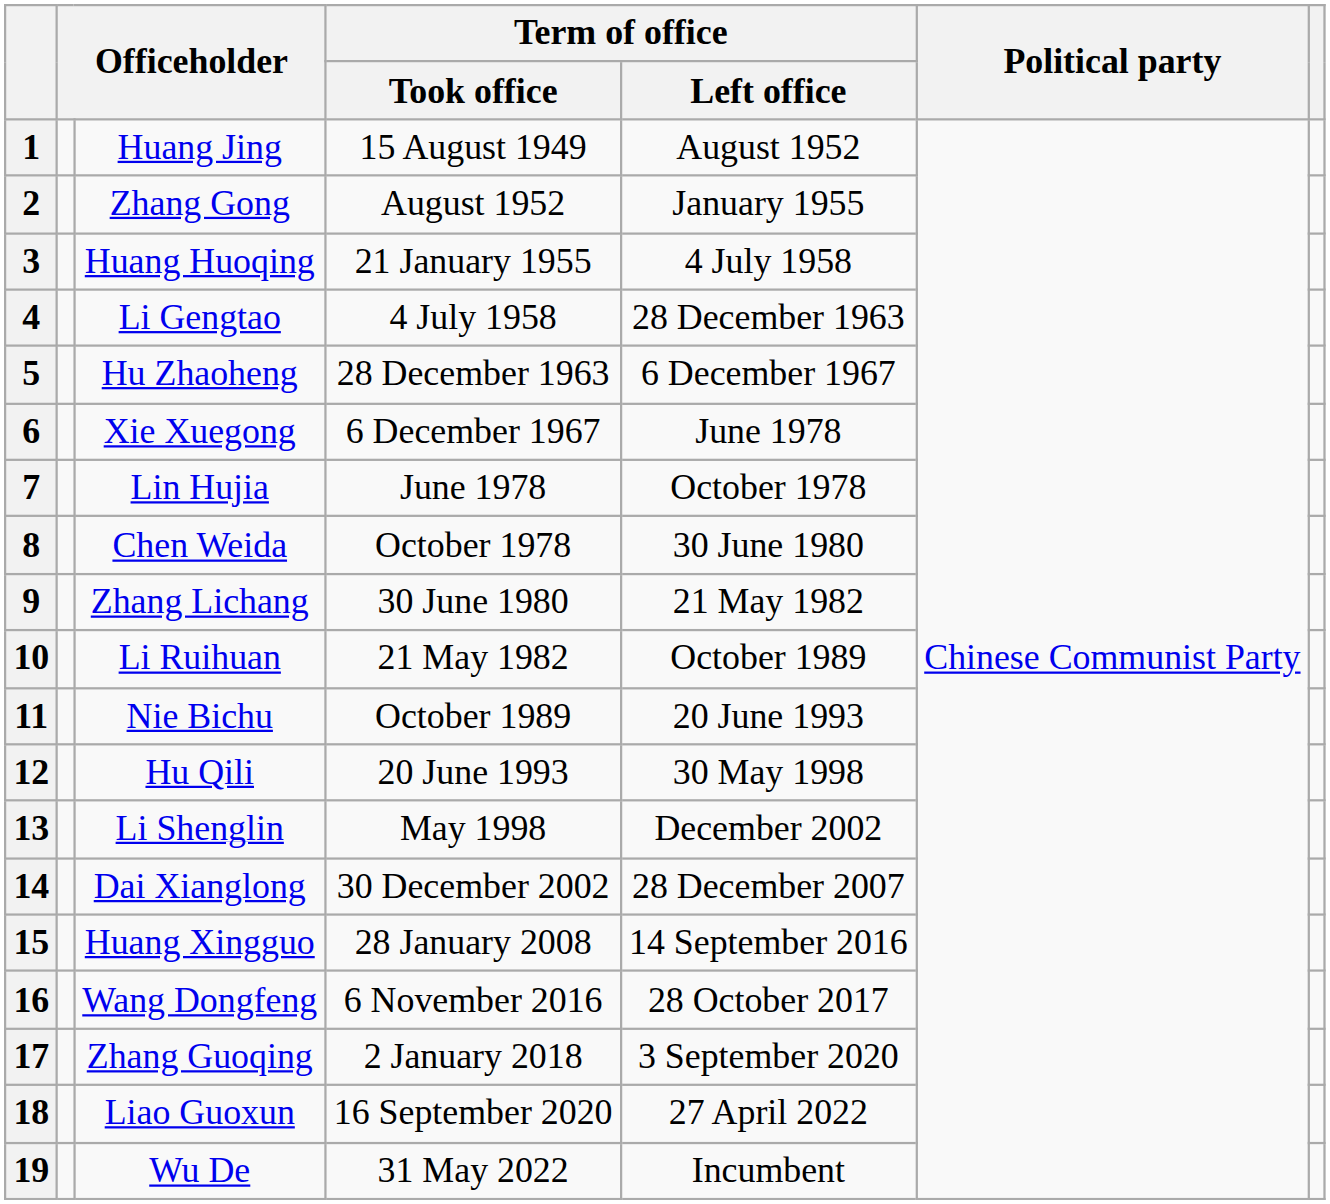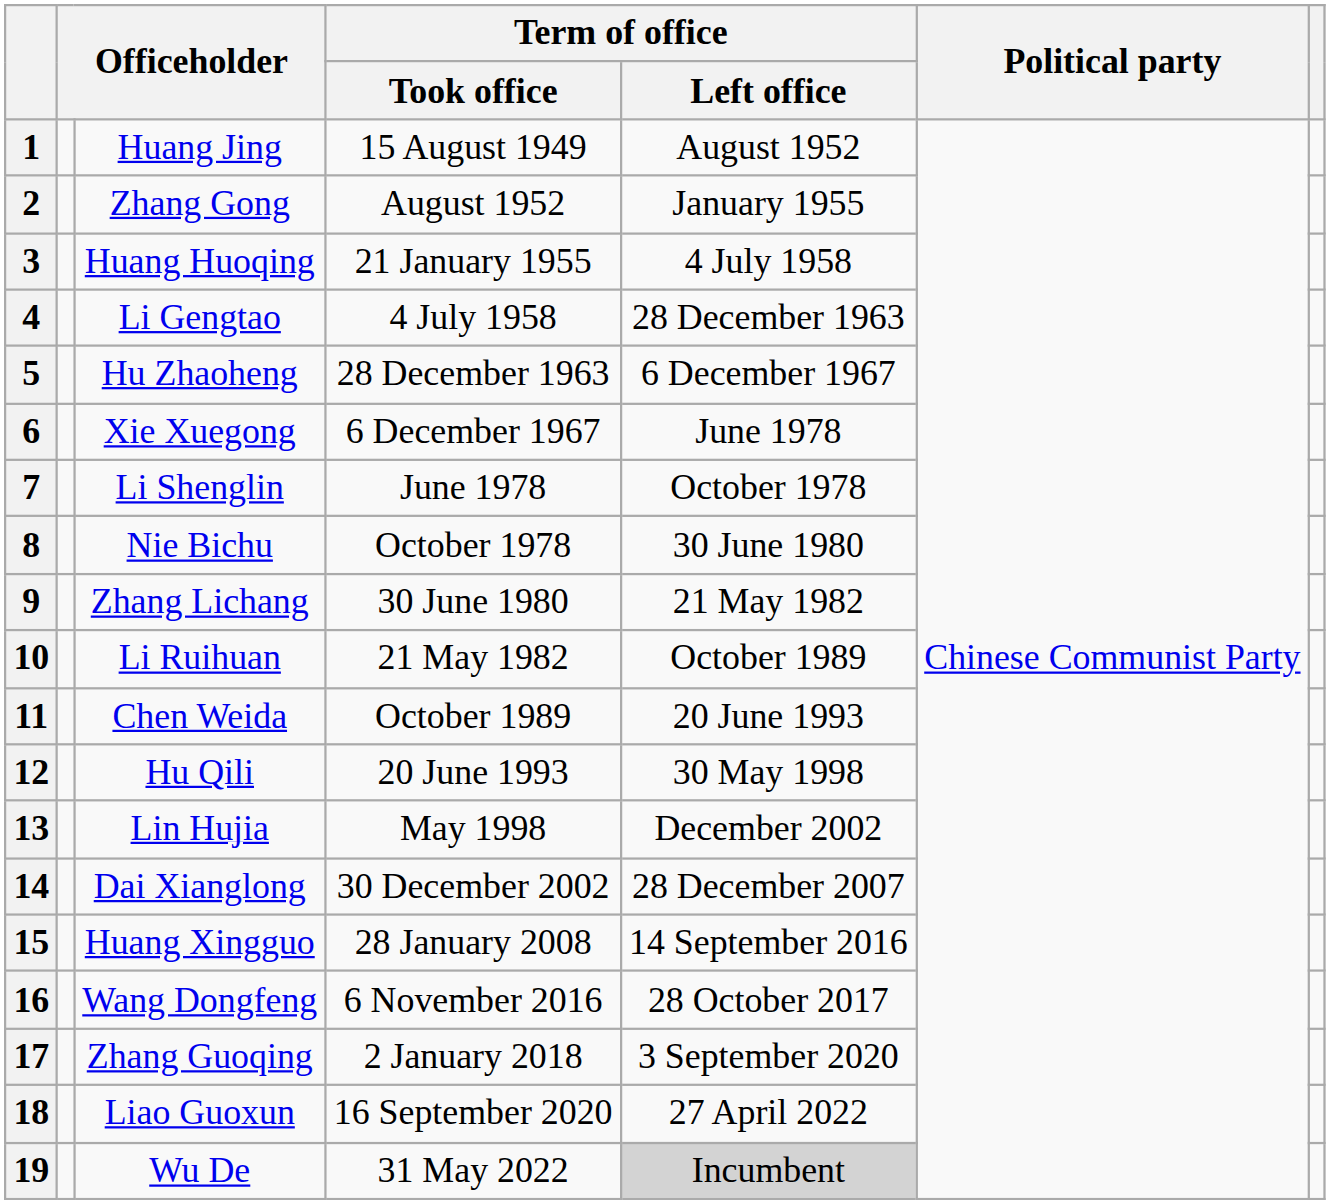(200, 487) Lin Hujia -> (200, 487) Li Shenglin
(200, 544) Chen Weida -> (200, 544) Nie Bichu
(200, 715) Nie Bichu -> (200, 715) Chen Weida
(200, 828) Li Shenglin -> (200, 828) Lin Hujia
(768, 1169) no background -> (768, 1169) lightgrey background
